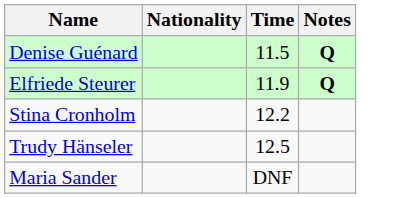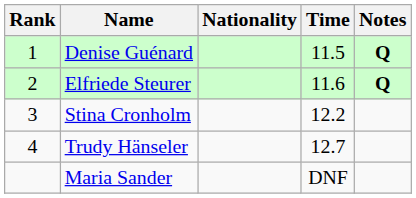+ column: (32, 20)
(272, 83) 11.9 -> (328, 83) 11.6
(272, 146) 12.5 -> (328, 146) 12.7
